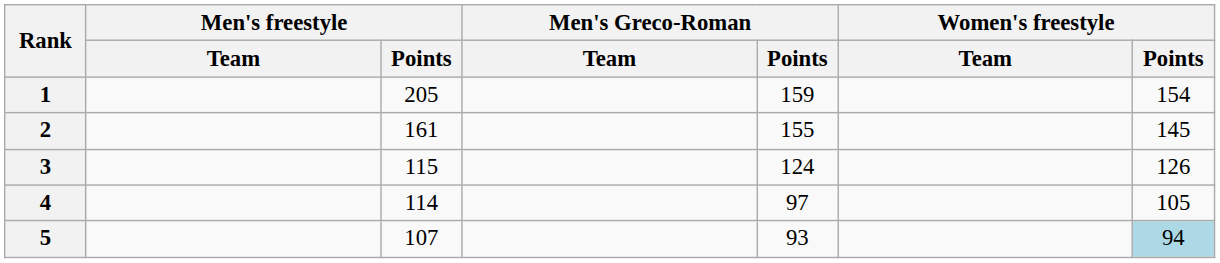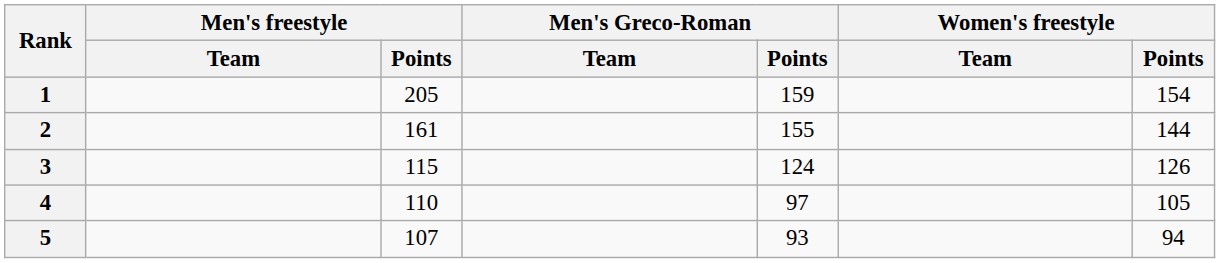(1173, 130) 145 -> (1173, 130) 144
(421, 202) 114 -> (421, 202) 110
(1173, 238) lightblue background -> (1173, 238) no background
